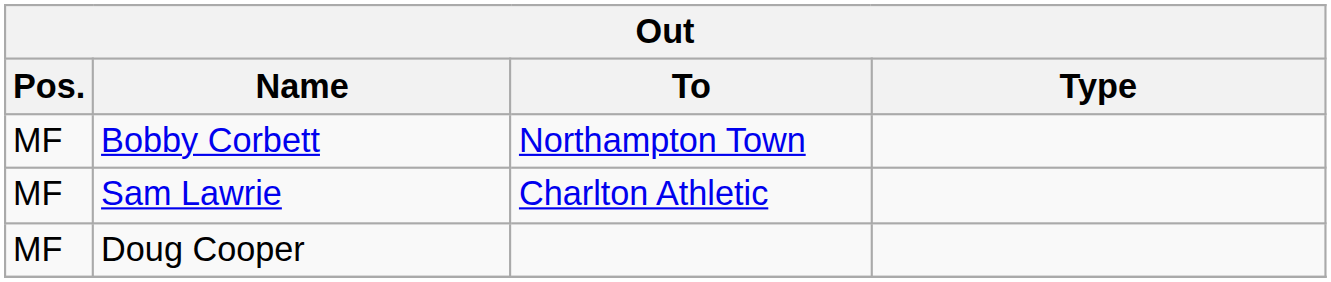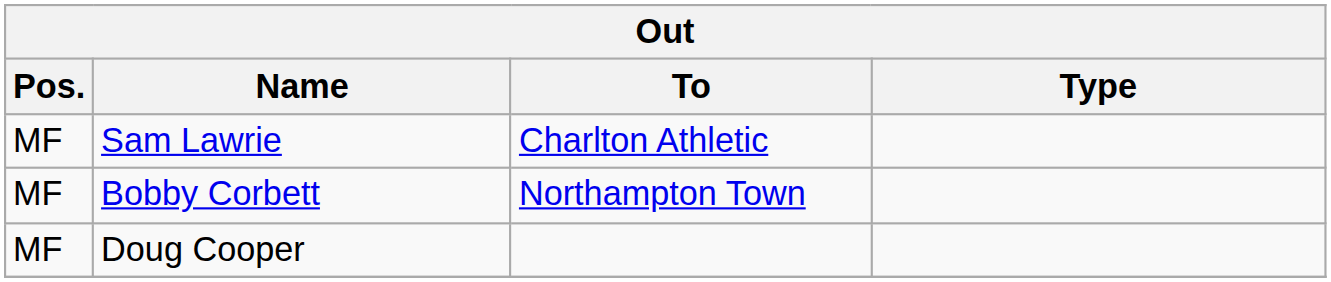rows swapped: (211, 140) <-> (191, 194)
